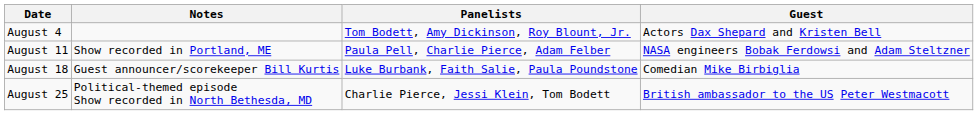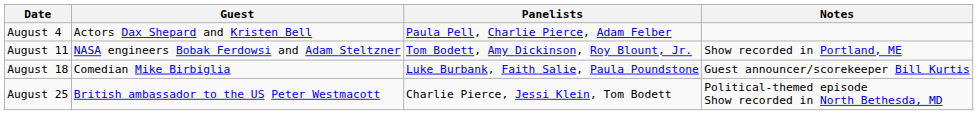columns swapped: (806, 14) <-> (207, 14)
(488, 32) Tom Bodett, Amy Dickinson, Roy Blount, Jr. -> (539, 32) Paula Pell, Charlie Pierce, Adam Felber
(478, 51) Paula Pell, Charlie Pierce, Adam Felber -> (549, 51) Tom Bodett, Amy Dickinson, Roy Blount, Jr.
